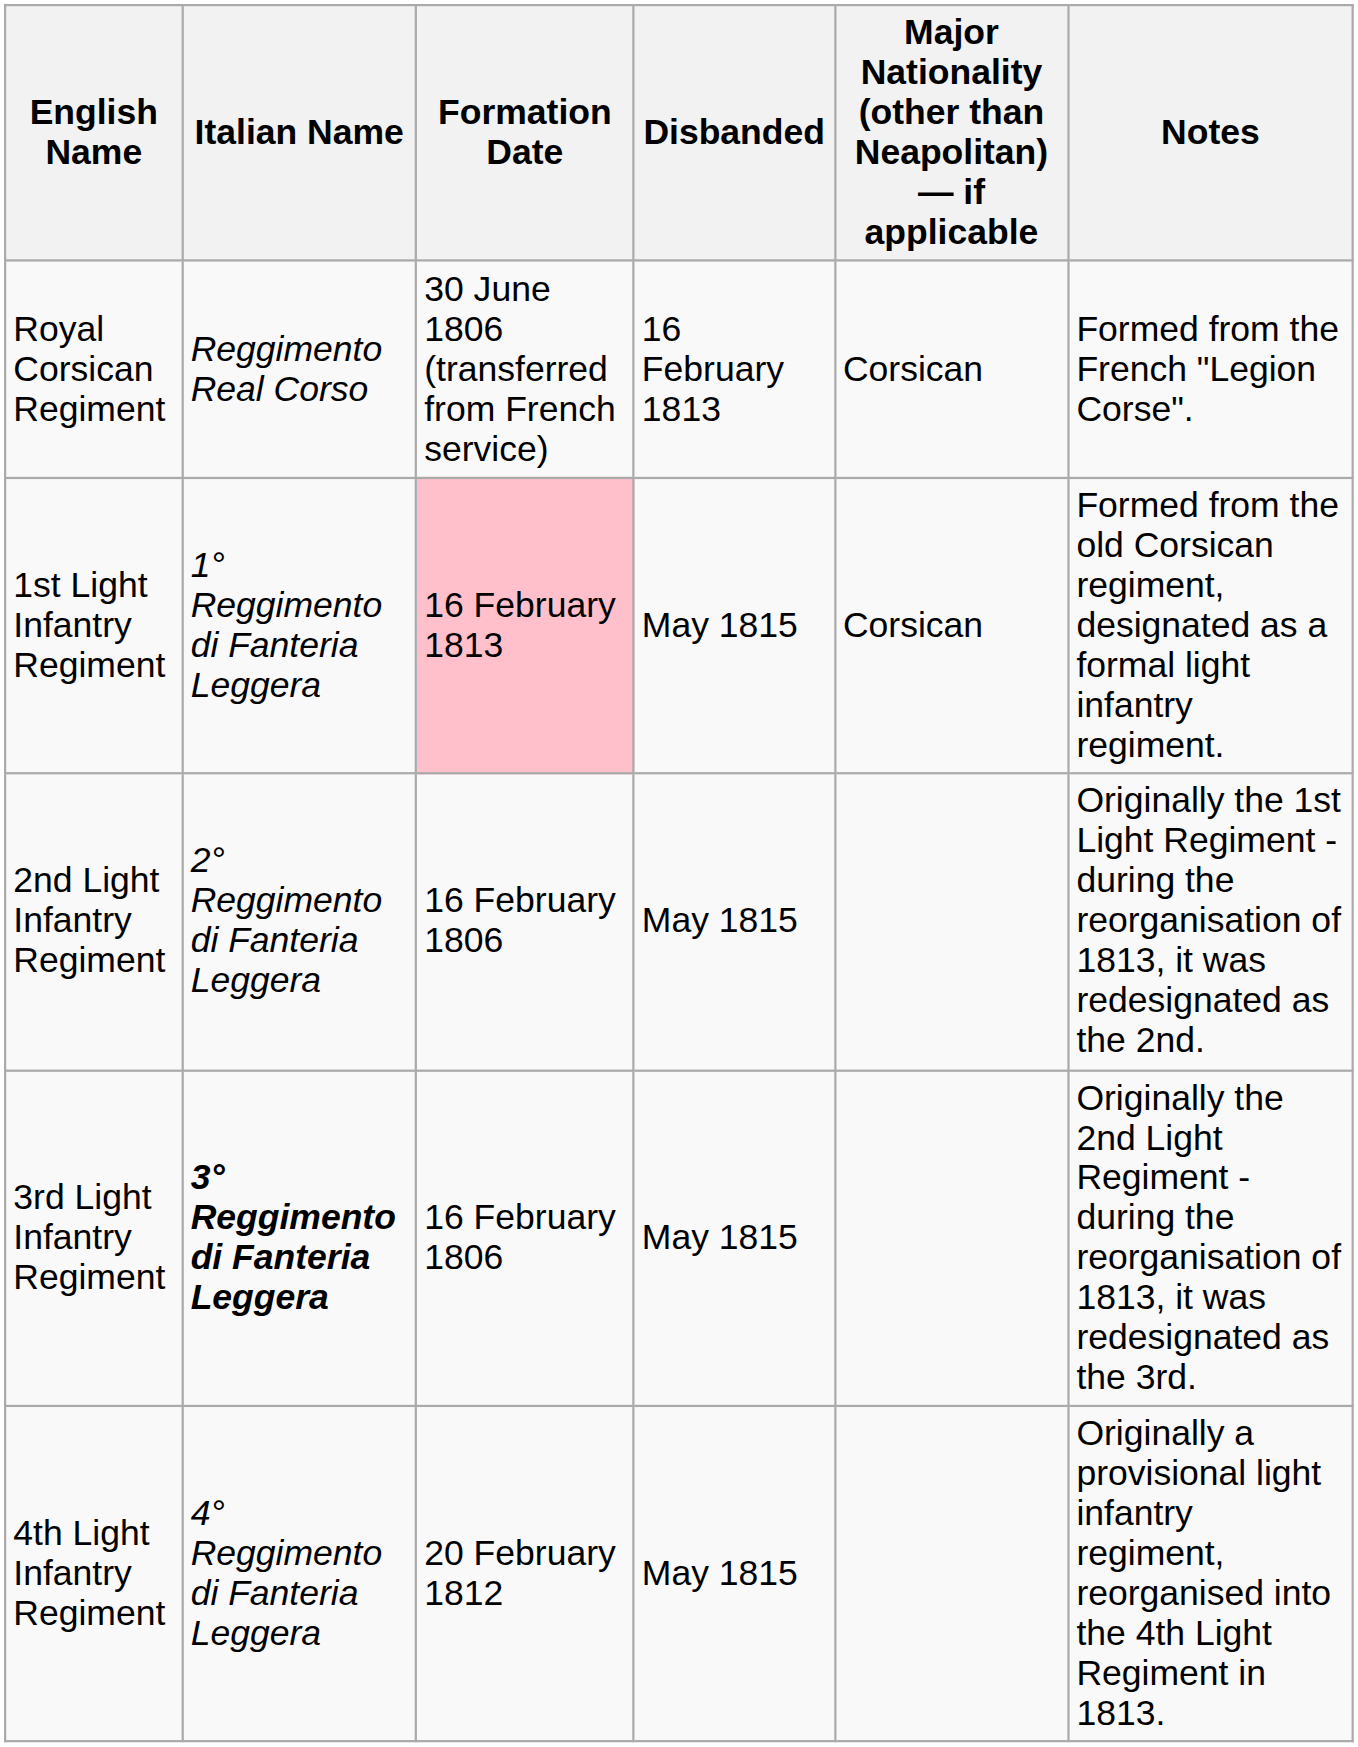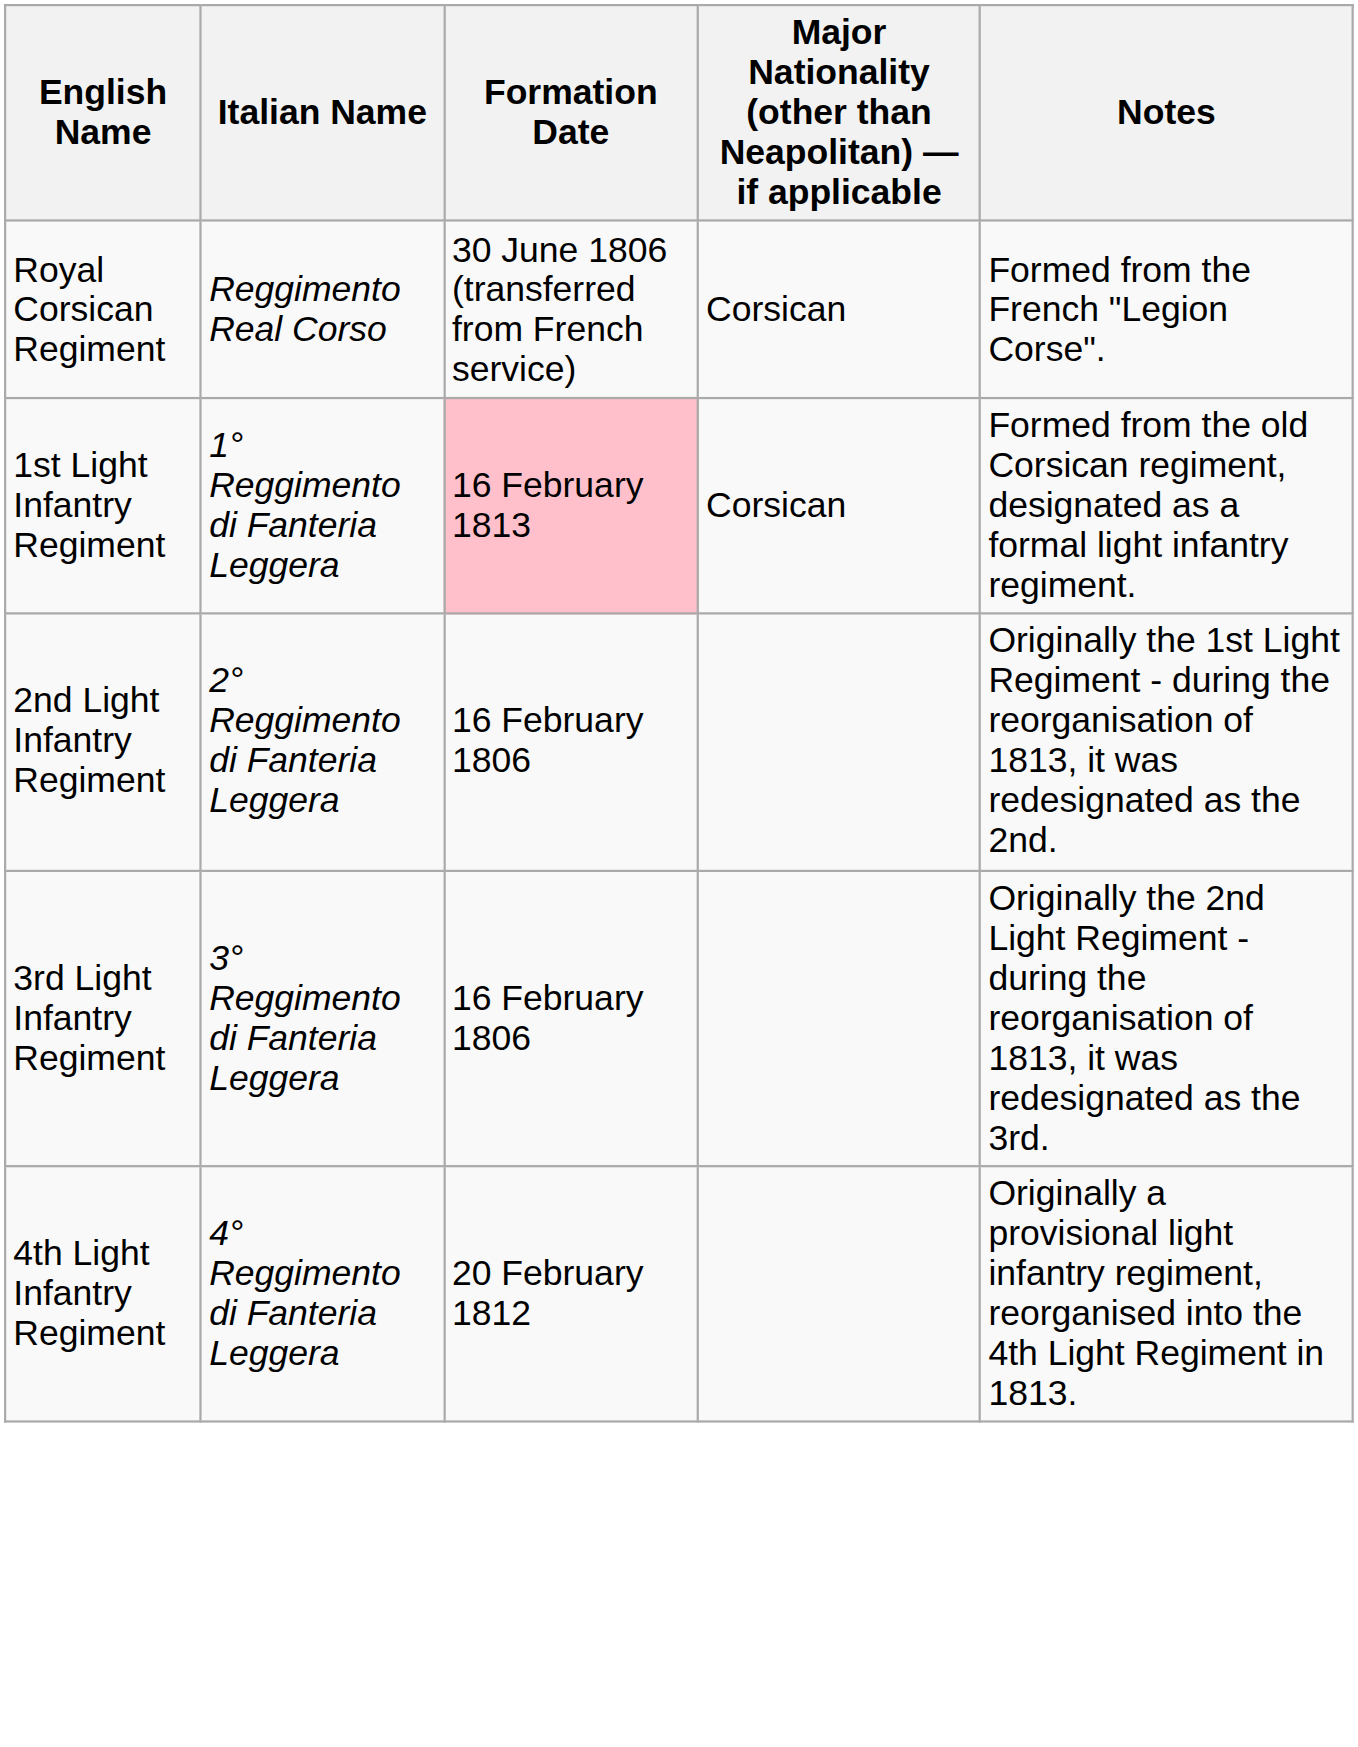- column: (734, 132)
(293, 1237) bold -> (305, 1017) normal
